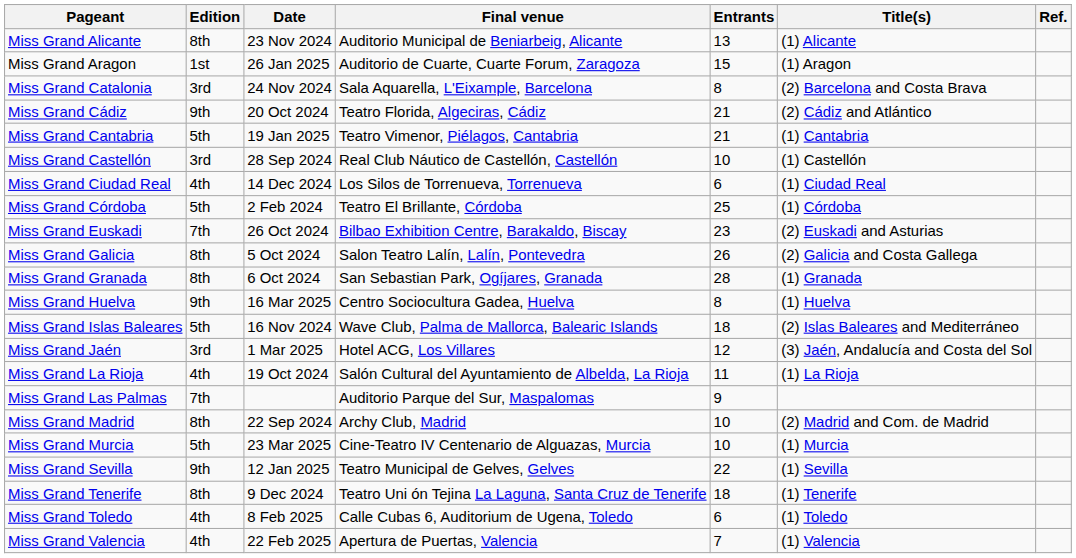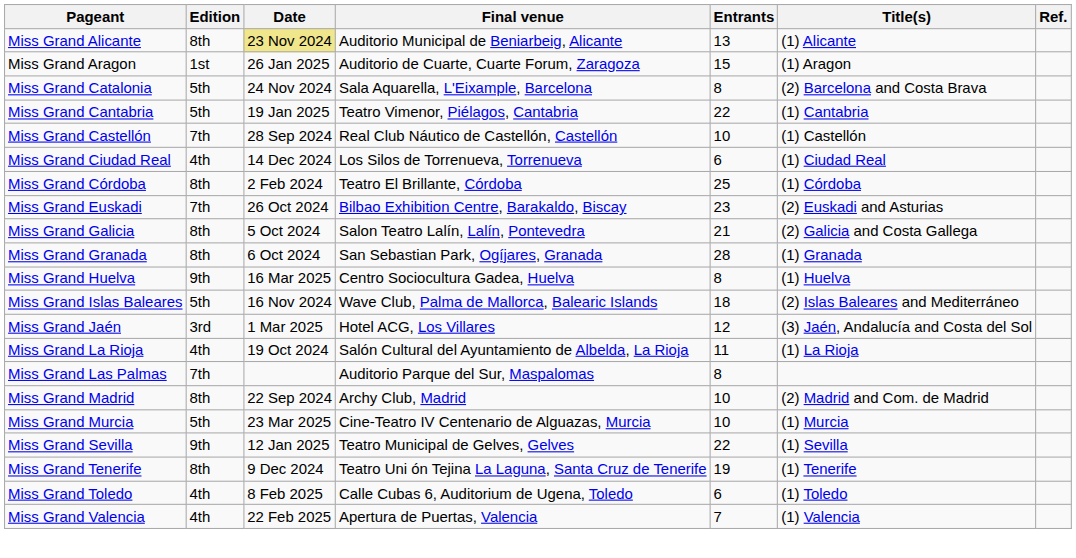(290, 40) no background -> (290, 40) khaki background
(200, 88) 3rd -> (200, 88) 5th
- row: (67, 112)
(722, 136) 21 -> (722, 112) 22
(200, 160) 3rd -> (200, 136) 7th
(200, 207) 5th -> (200, 183) 8th
(722, 255) 26 -> (722, 231) 21
(718, 398) 9 -> (718, 374) 8
(722, 493) 18 -> (722, 469) 19
